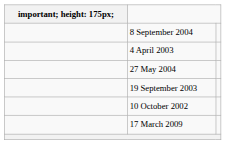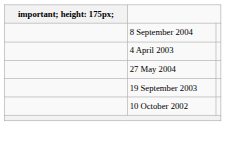- row: (156, 124)
